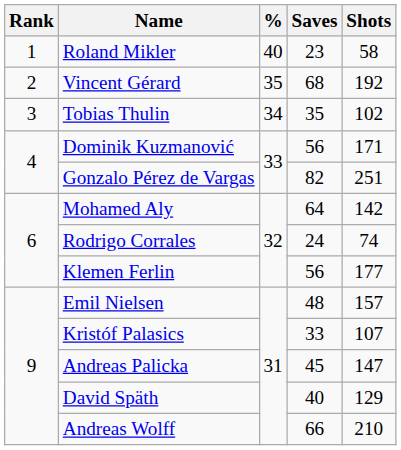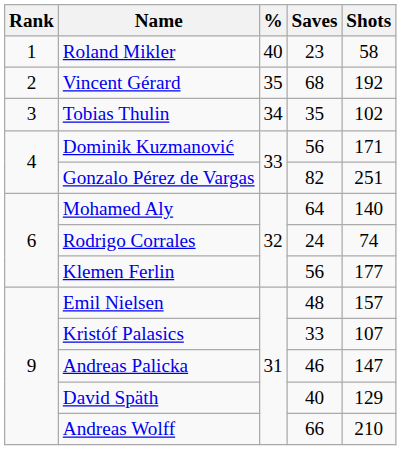(369, 208) 142 -> (369, 208) 140
(315, 366) 45 -> (315, 366) 46
